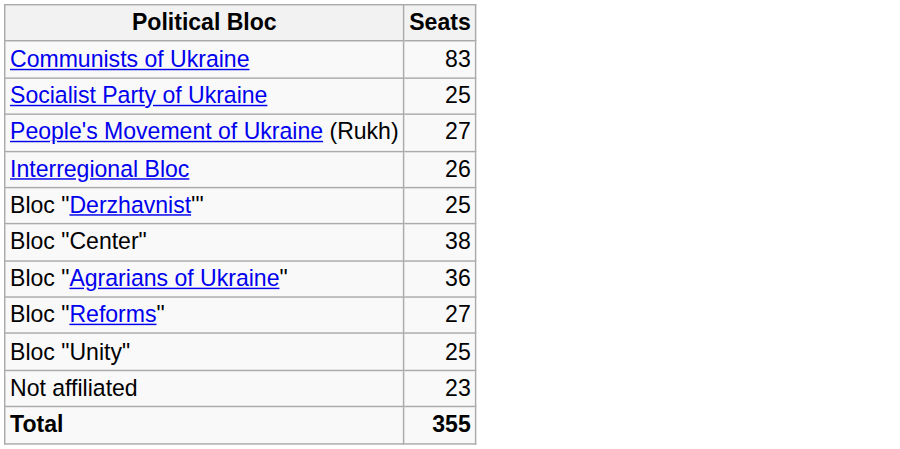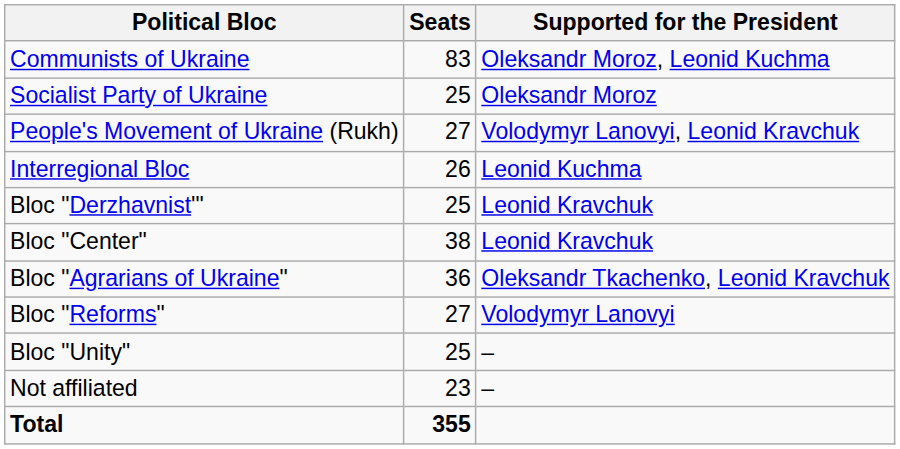+ column: (685, 22)
